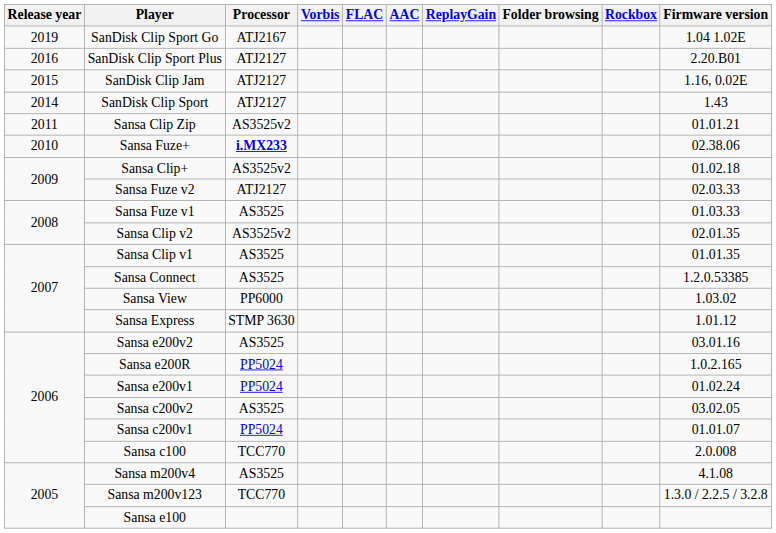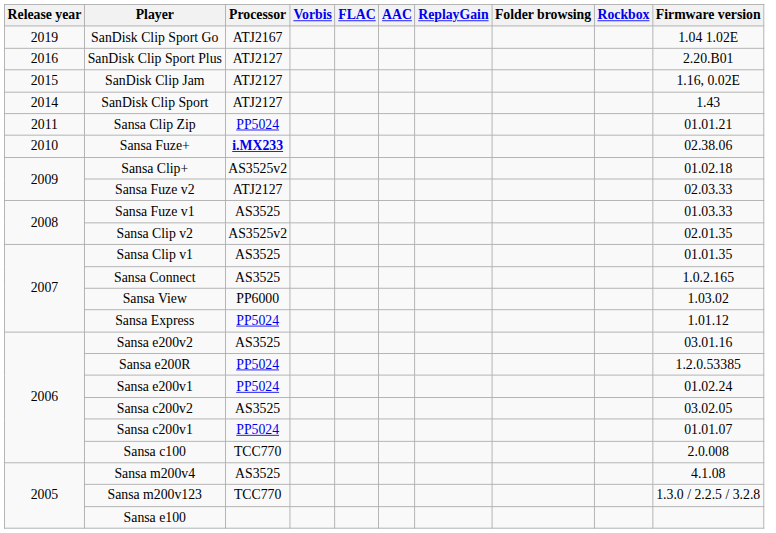(261, 124) AS3525v2 -> (258, 124) PP5024
(716, 277) 1.2.0.53385 -> (708, 277) 1.0.2.165
(261, 320) STMP 3630 -> (258, 320) PP5024
(716, 364) 1.0.2.165 -> (708, 364) 1.2.0.53385
